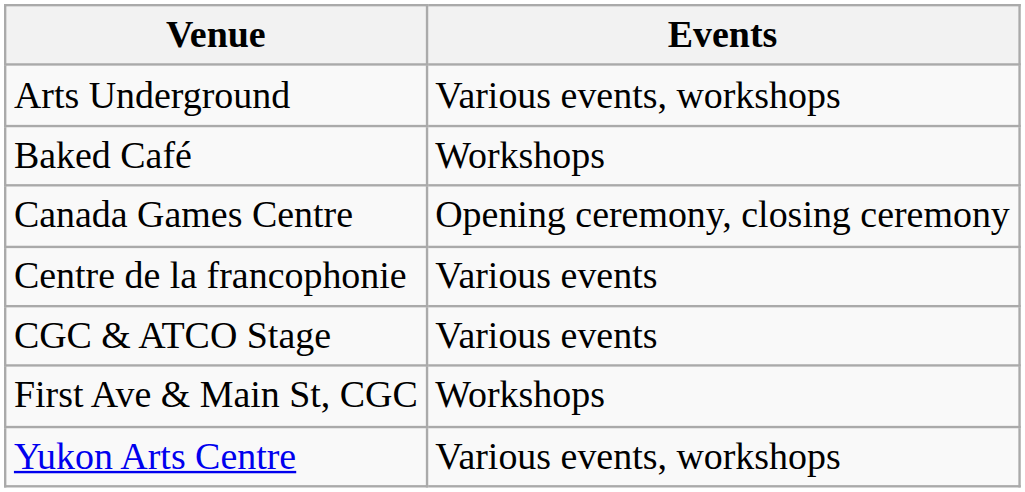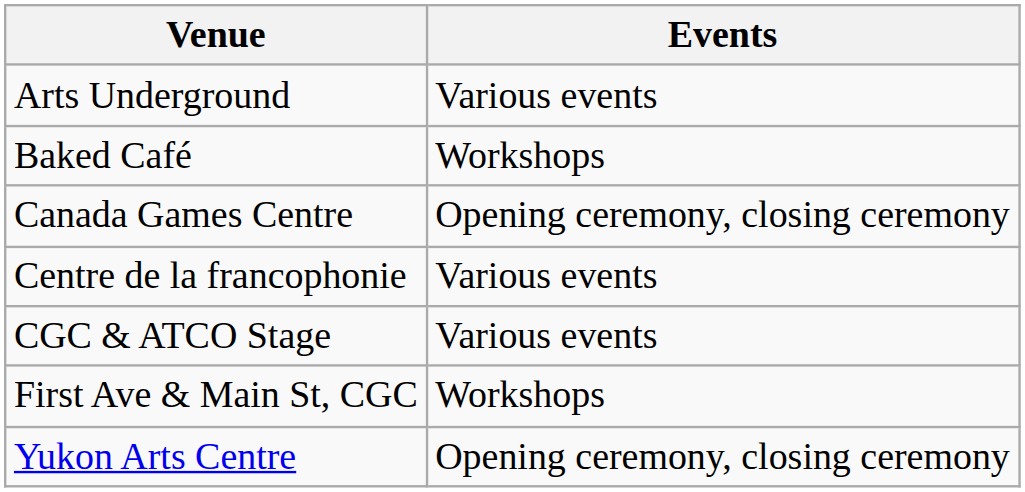(638, 94) Various events, workshops -> (546, 94) Various events
(638, 455) Various events, workshops -> (723, 455) Opening ceremony, closing ceremony
